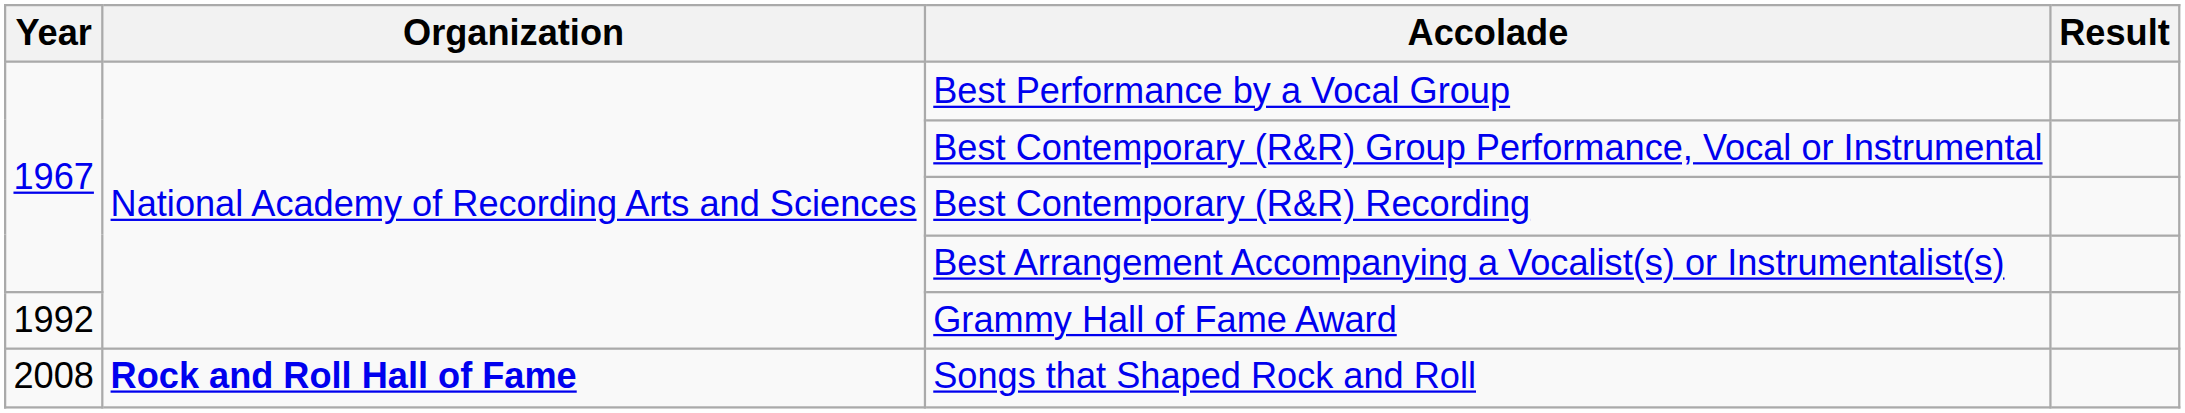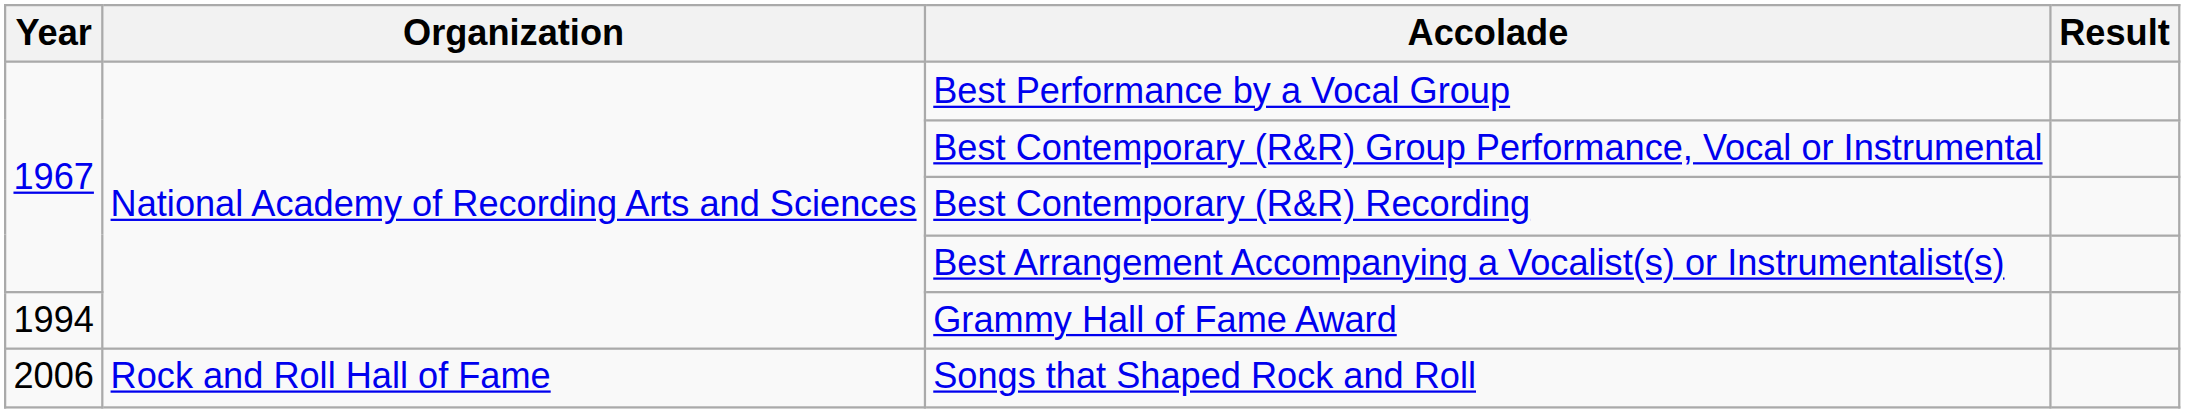(54, 319) 1992 -> (54, 319) 1994
(54, 377) 2008 -> (54, 377) 2006
(344, 377) bold -> (331, 377) normal
